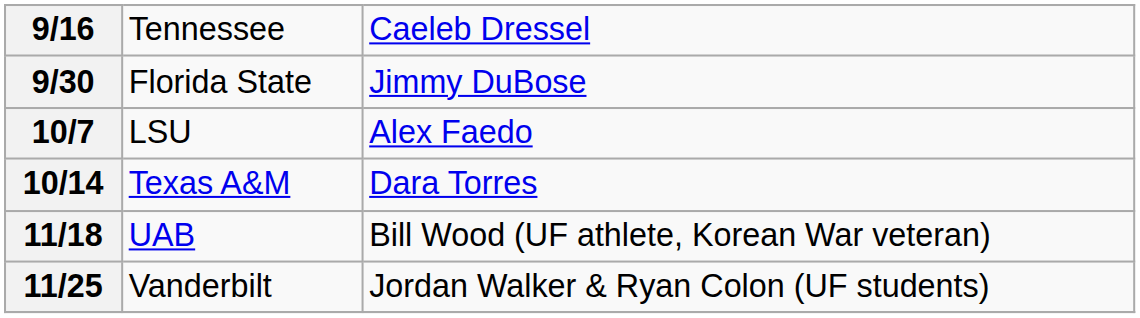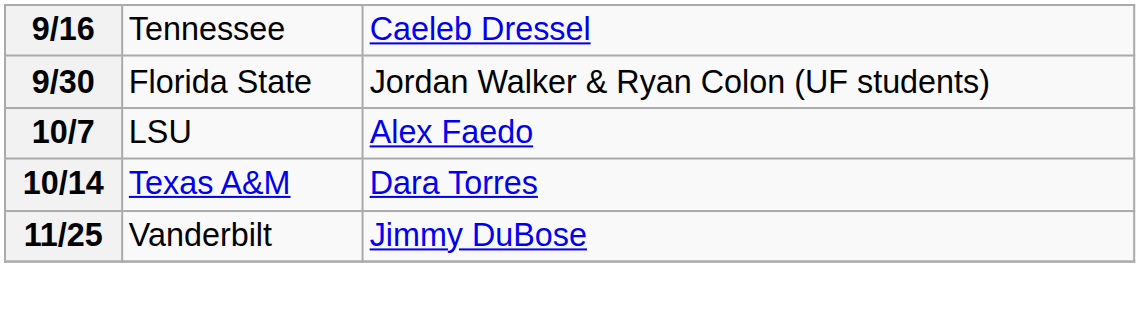(478, 81) Jimmy DuBose -> (680, 81) Jordan Walker & Ryan Colon (UF students)
- row: (63, 235)
(679, 286) Jordan Walker & Ryan Colon (UF students) -> (478, 235) Jimmy DuBose
